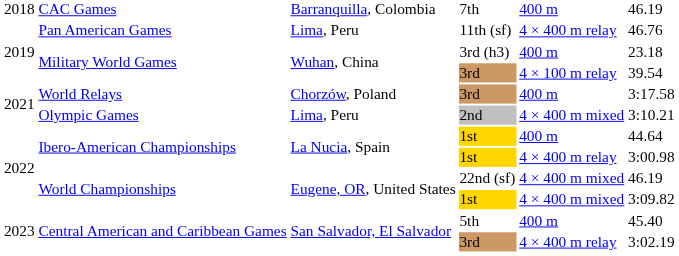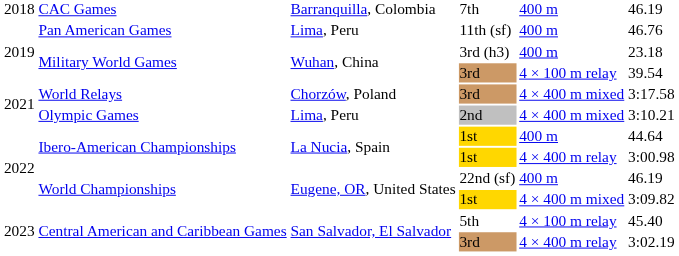(568, 30) 4 × 400 m relay -> (539, 30) 400 m
(539, 94) 400 m -> (572, 94) 4 × 400 m mixed
(572, 178) 4 × 400 m mixed -> (539, 178) 400 m
(539, 220) 400 m -> (568, 220) 4 × 100 m relay
